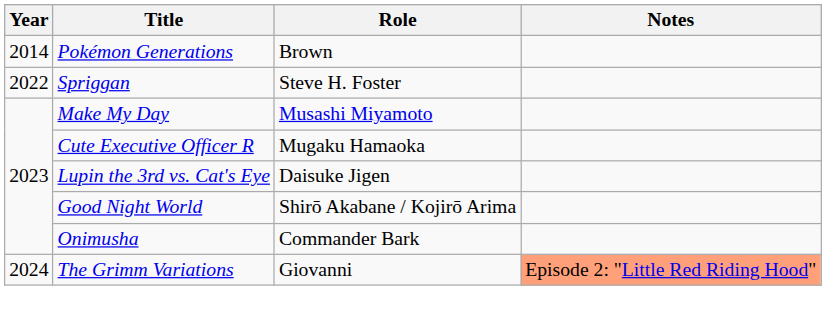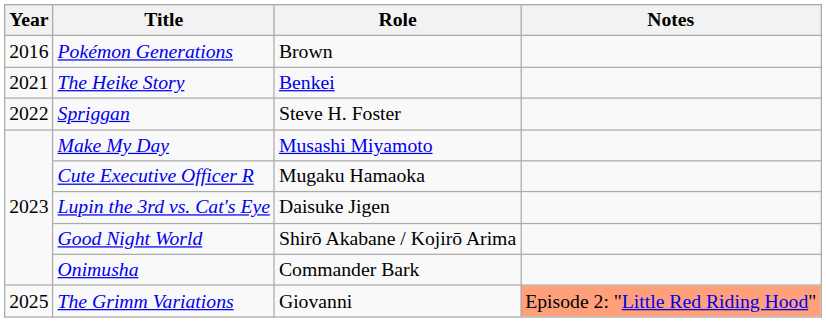(29, 51) 2014 -> (29, 51) 2016
+ row: (121, 82)
(29, 269) 2024 -> (29, 301) 2025
